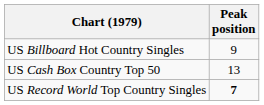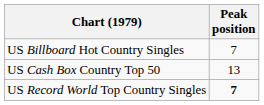(234, 49) 9 -> (234, 49) 7
